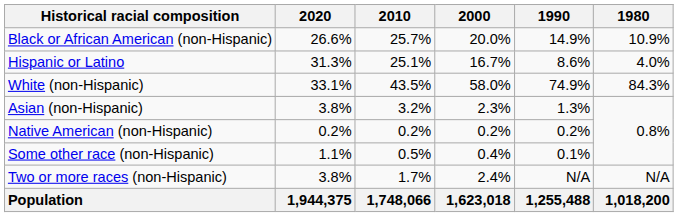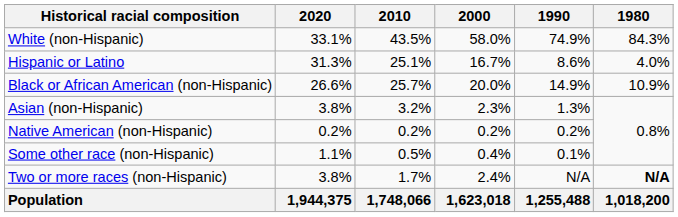rows swapped: (76, 85) <-> (140, 39)
(658, 177) normal -> (657, 177) bold
